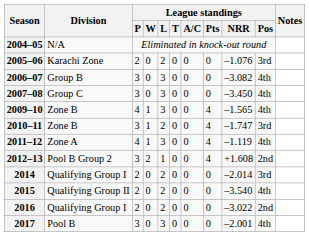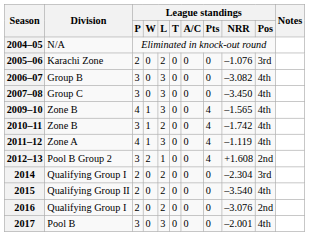(238, 126) –1.747 -> (238, 126) –1.742
(265, 126) 3rd -> (264, 126) 4th
(238, 175) –2.014 -> (238, 175) –2.304
(238, 207) –3.022 -> (238, 207) –3.076
